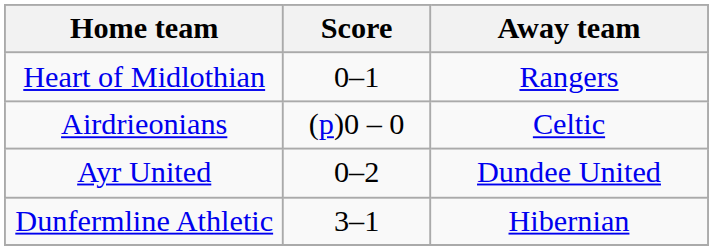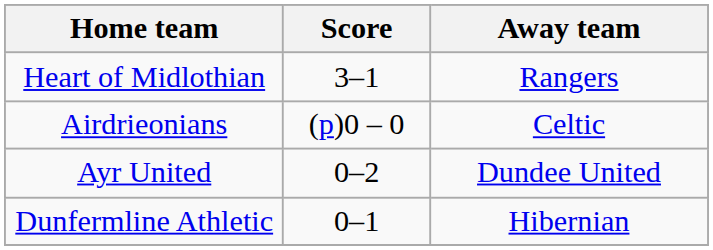(357, 76) 0–1 -> (357, 76) 3–1
(357, 220) 3–1 -> (357, 220) 0–1
